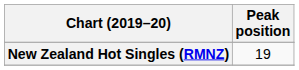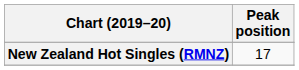(263, 53) 19 -> (263, 53) 17
